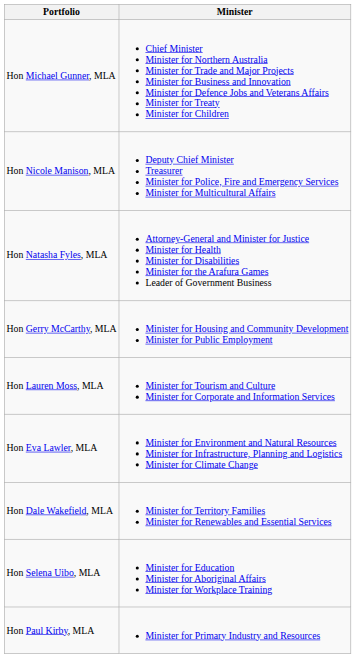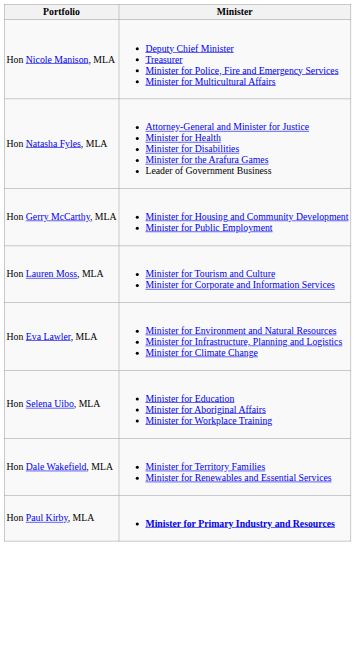- row: (61, 75)
rows swapped: (60, 510) <-> (53, 573)
(235, 636) normal -> (235, 524) bold
